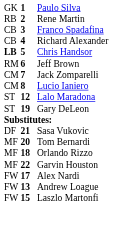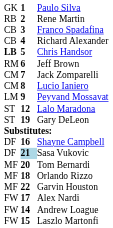+ row: (73, 97)
+ row: (71, 142)
(25, 131) no background -> (25, 153) lightblue background
(25, 187) 13 -> (25, 209) 14
